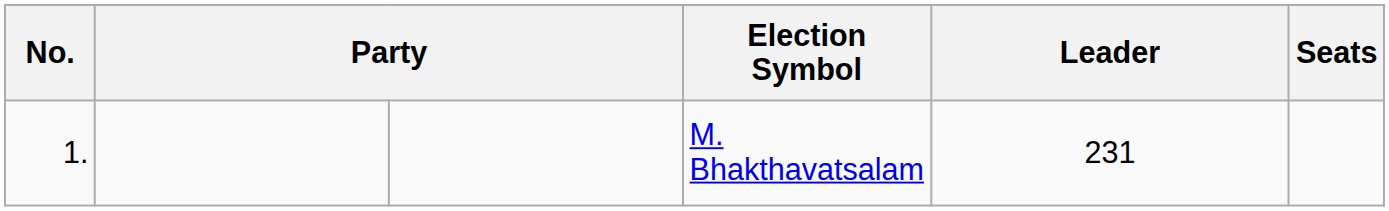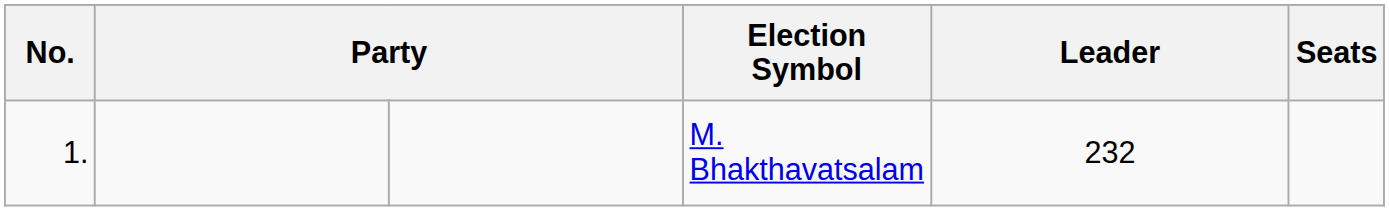(1110, 152) 231 -> (1110, 152) 232
